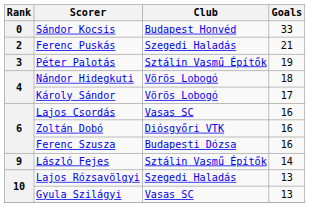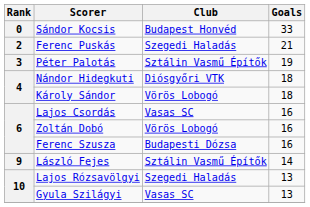(181, 79) Vörös Lobogó -> (184, 79) Diósgyőri VTK
(287, 95) 17 -> (287, 95) 18
(184, 128) Diósgyőri VTK -> (181, 128) Vörös Lobogó
